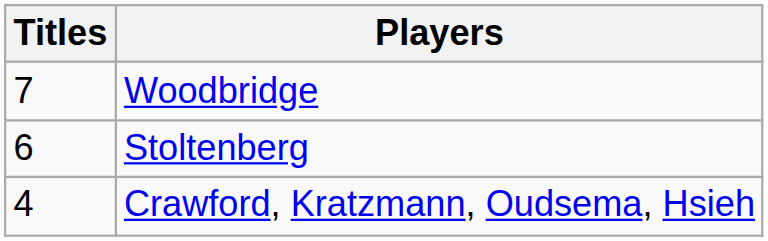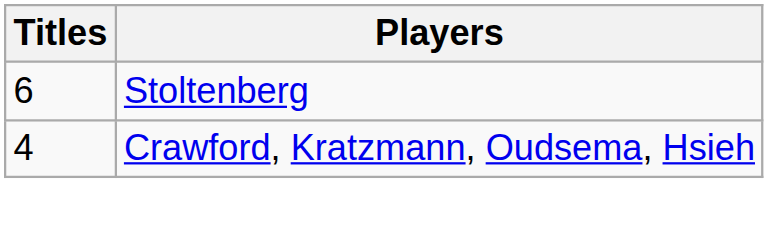- row: (221, 90)
